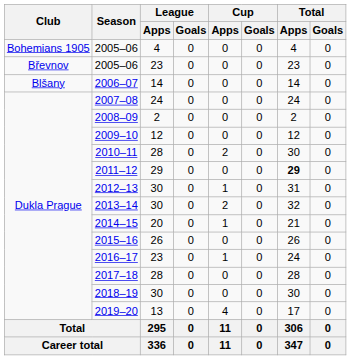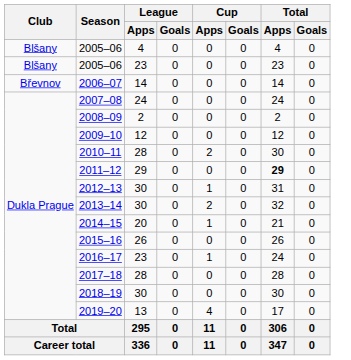(48, 48) Bohemians 1905 -> (40, 48) Blšany
(48, 65) Břevnov -> (40, 65) Blšany
(48, 83) Blšany -> (40, 83) Břevnov
